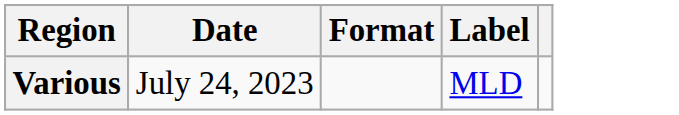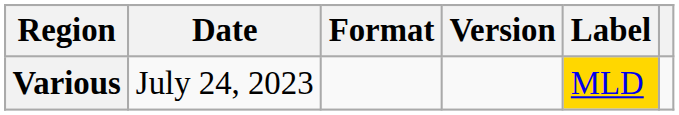+ column: (503, 30)
(486, 82) no background -> (607, 82) gold background
